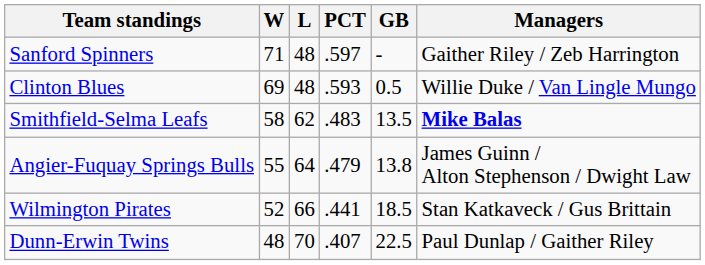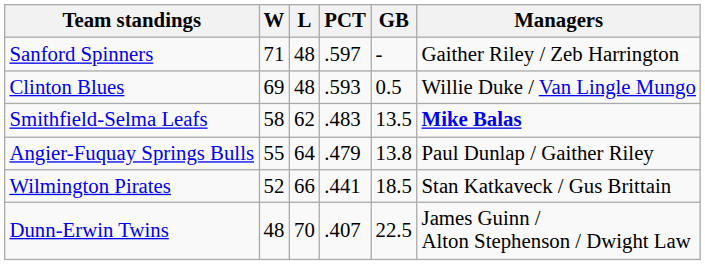(556, 164) James Guinn / Alton Stephenson / Dwight Law -> (538, 152) Paul Dunlap / Gaither Riley
(538, 242) Paul Dunlap / Gaither Riley -> (556, 230) James Guinn / Alton Stephenson / Dwight Law
